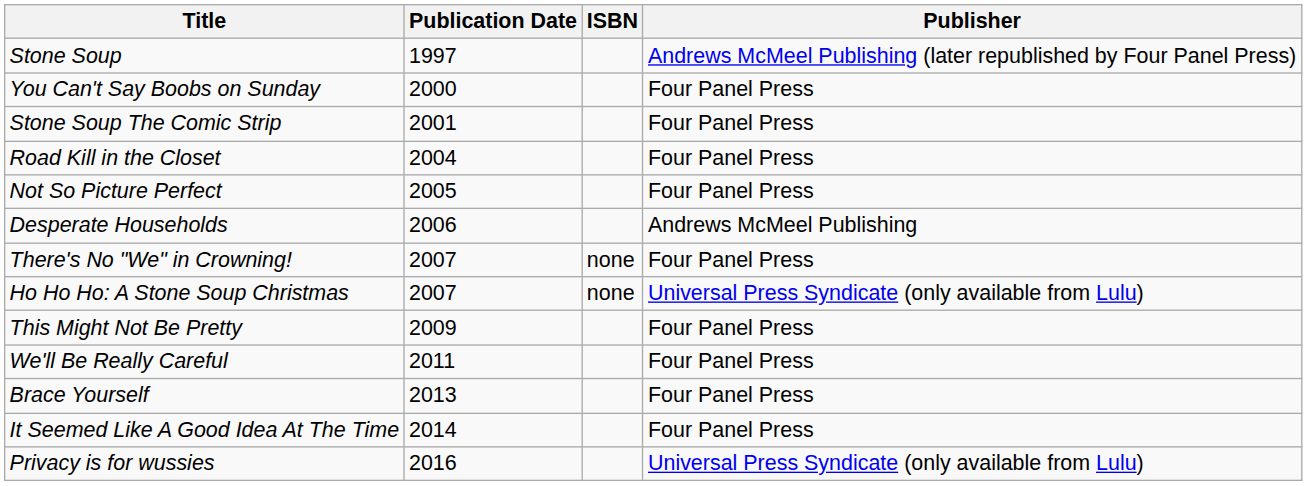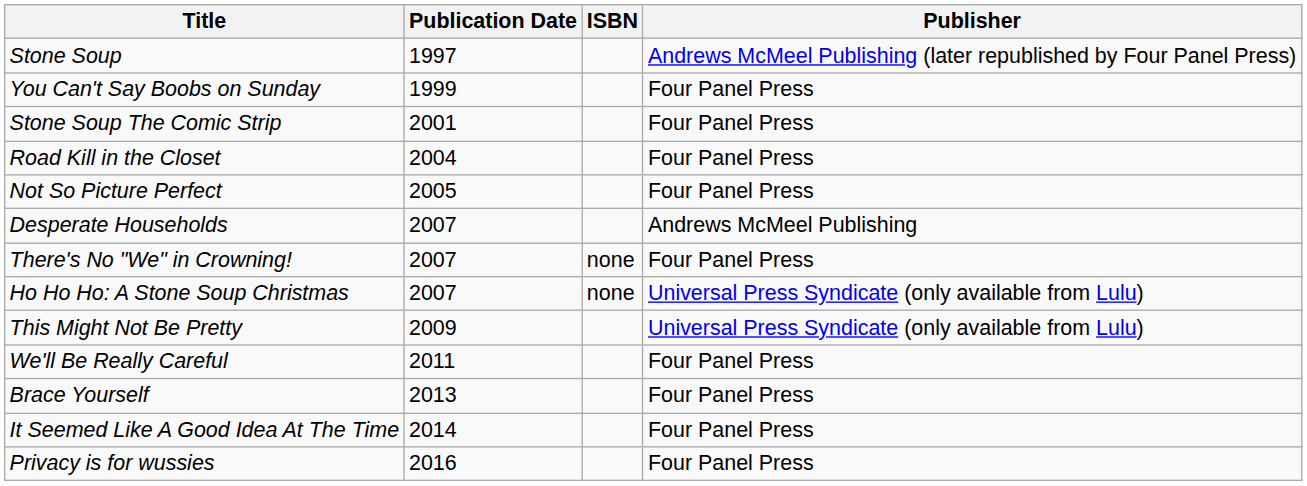(433, 89) 2000 -> (433, 89) 1999
(433, 225) 2006 -> (433, 225) 2007
(731, 327) Four Panel Press -> (896, 327) Universal Press Syndicate (only available from Lulu)
(896, 463) Universal Press Syndicate (only available from Lulu) -> (731, 463) Four Panel Press
